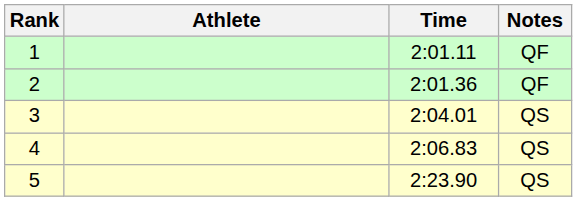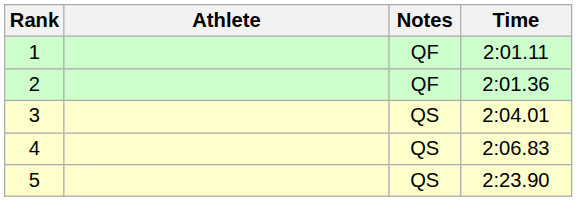columns swapped: (444, 20) <-> (535, 20)
